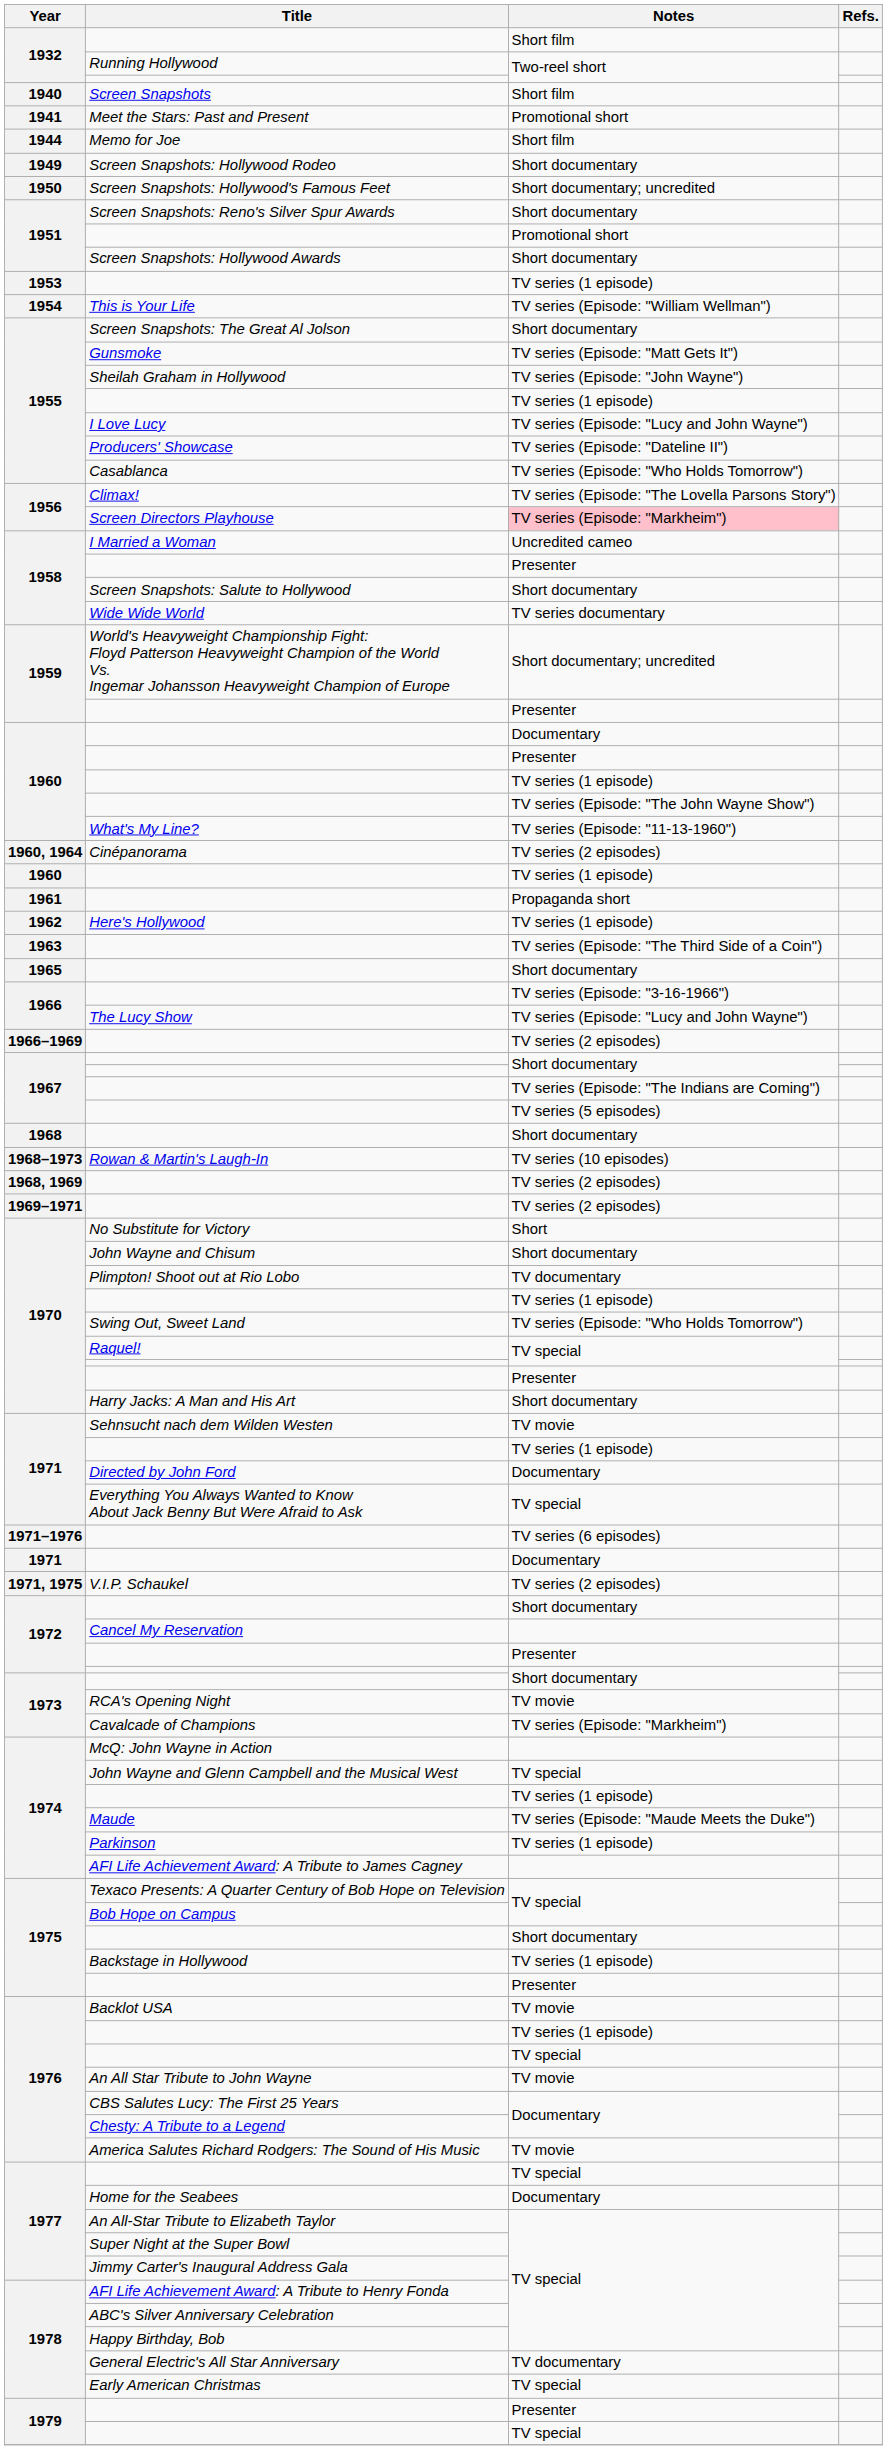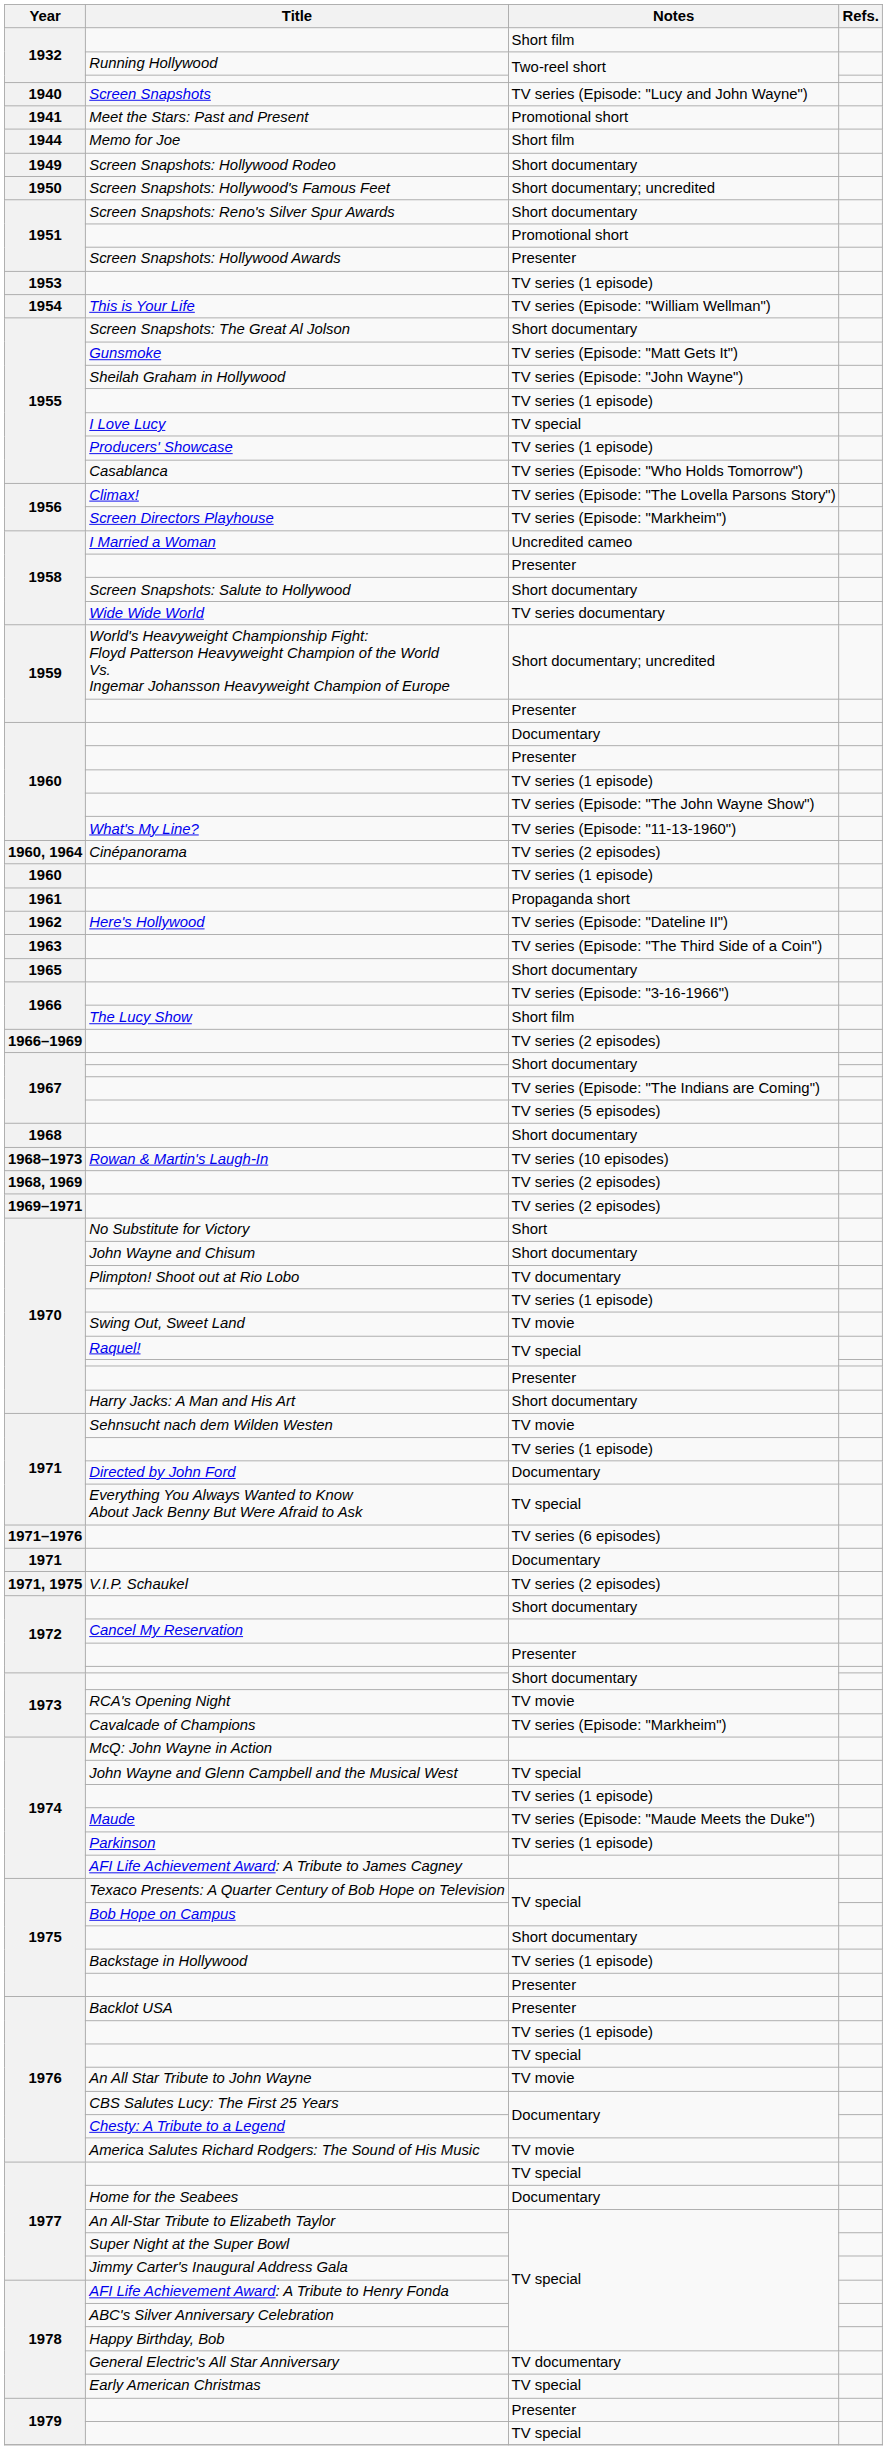(543, 93) Short film -> (660, 93) TV series (Episode: "Lucy and John Wayne")
(574, 259) Short documentary -> (544, 259) Presenter
(660, 424) TV series (Episode: "Lucy and John Wayne") -> (546, 424) TV special
(620, 447) TV series (Episode: "Dateline II") -> (582, 447) TV series (1 episode)
(619, 518) pink background -> (619, 518) no background
(582, 922) TV series (1 episode) -> (620, 922) TV series (Episode: "Dateline II")
(660, 1017) TV series (Episode: "Lucy and John Wayne") -> (543, 1017) Short film
(657, 1324) TV series (Episode: "Who Holds Tomorrow") -> (543, 1324) TV movie
(543, 2008) TV movie -> (544, 2008) Presenter
